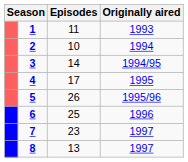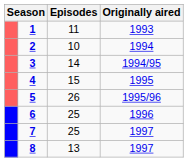(74, 81) 17 -> (74, 81) 15
(74, 132) 23 -> (74, 132) 25
